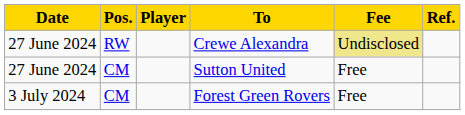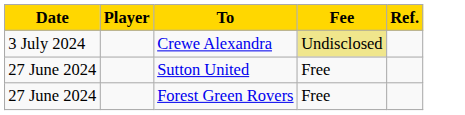- column: (118, 17)
(52, 43) 27 June 2024 -> (47, 43) 3 July 2024
(47, 95) 3 July 2024 -> (52, 95) 27 June 2024
